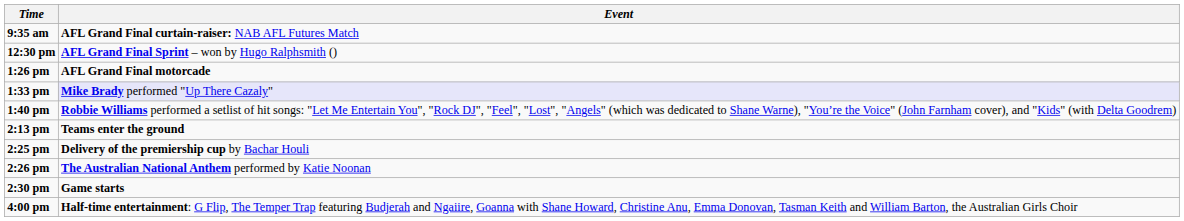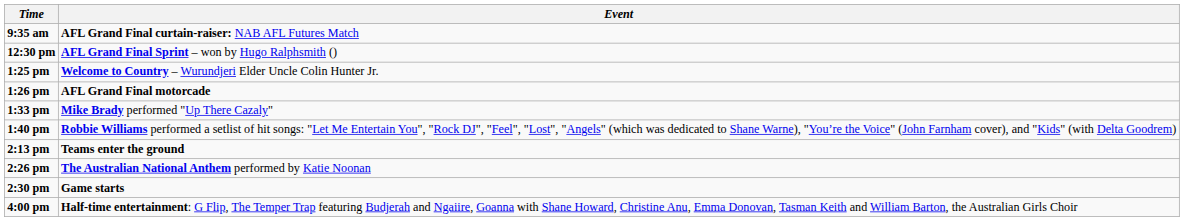+ row: (28, 71)
(167, 91) lavender background -> (167, 110) no background
- row: (28, 149)
